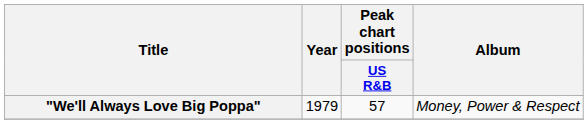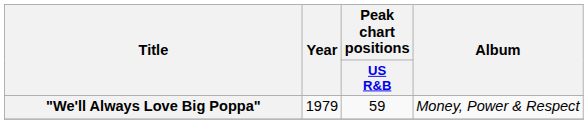(377, 107) 57 -> (377, 107) 59
